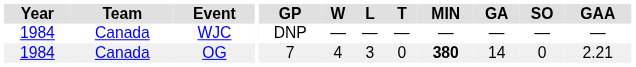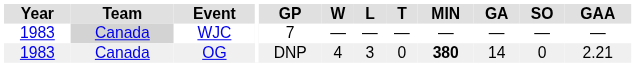(37, 33) 1984 -> (37, 33) 1983
(122, 33) no background -> (122, 33) lightgrey background
(290, 33) DNP -> (290, 33) 7
(37, 53) 1984 -> (37, 53) 1983
(290, 53) 7 -> (290, 53) DNP
